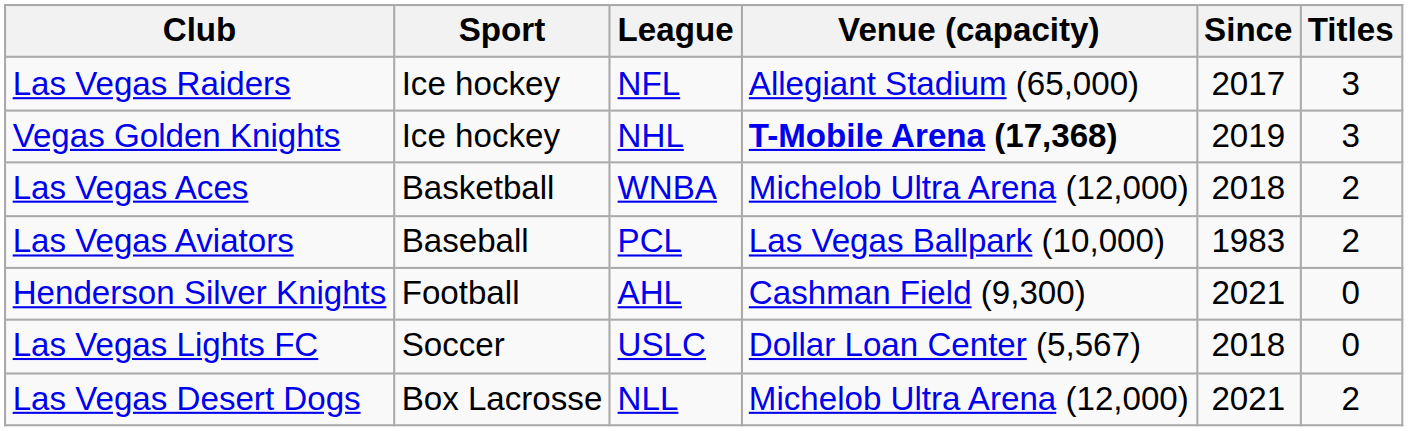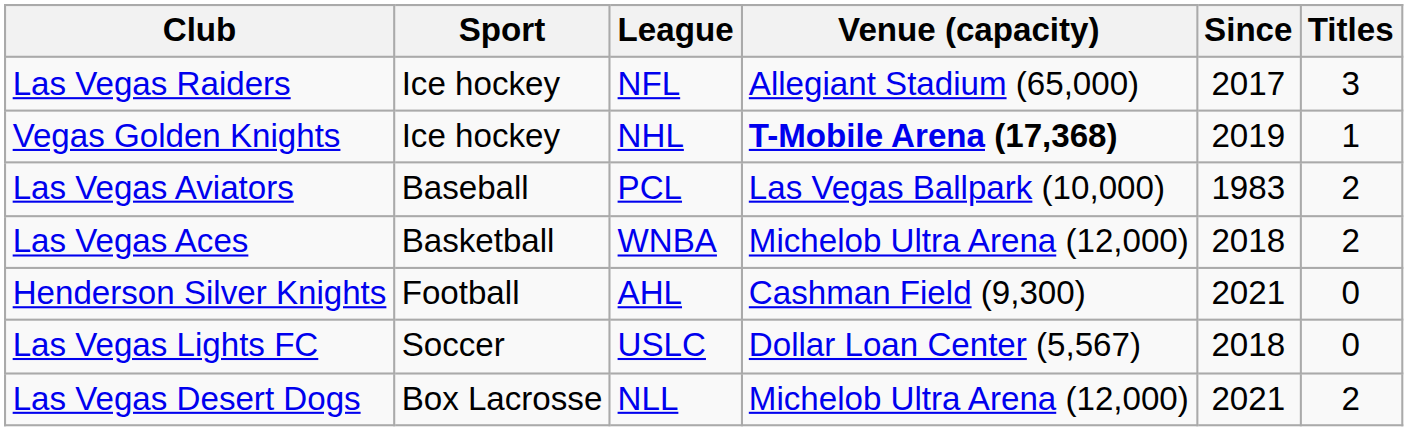(1351, 135) 3 -> (1351, 135) 1
rows swapped: (131, 188) <-> (153, 240)
